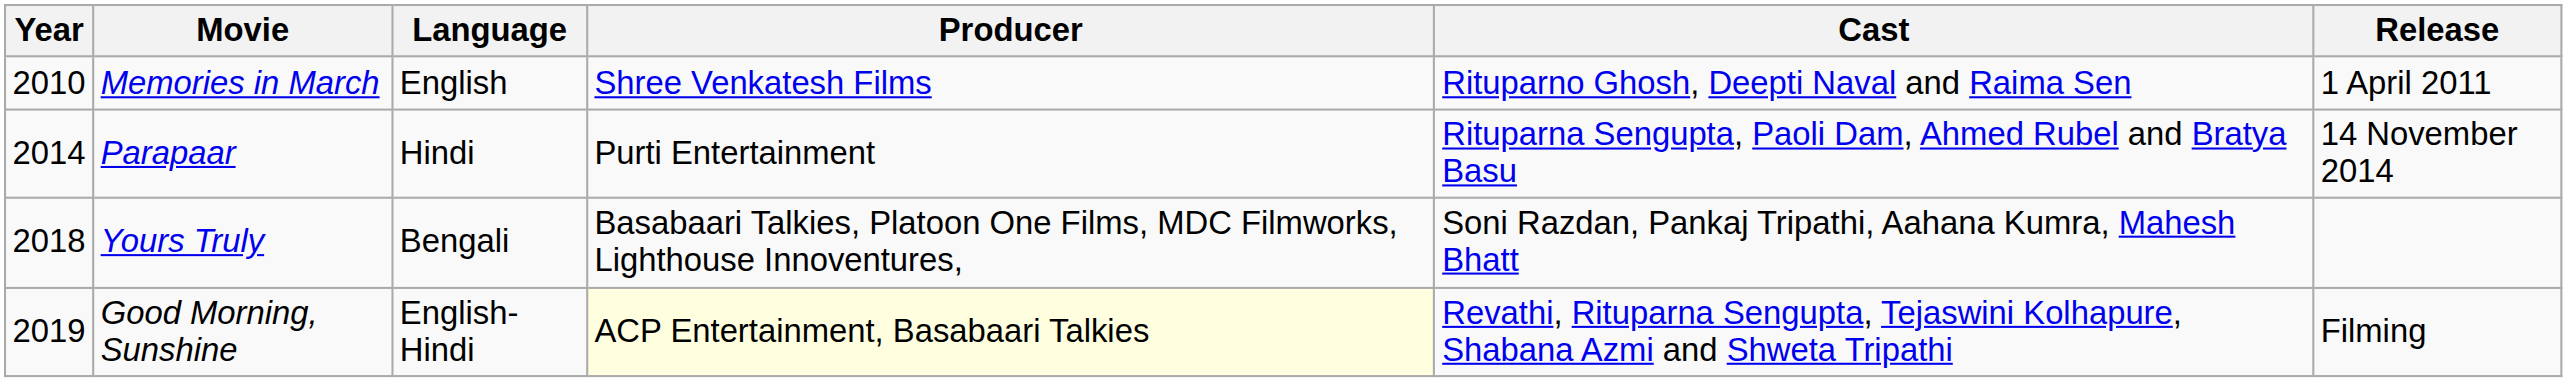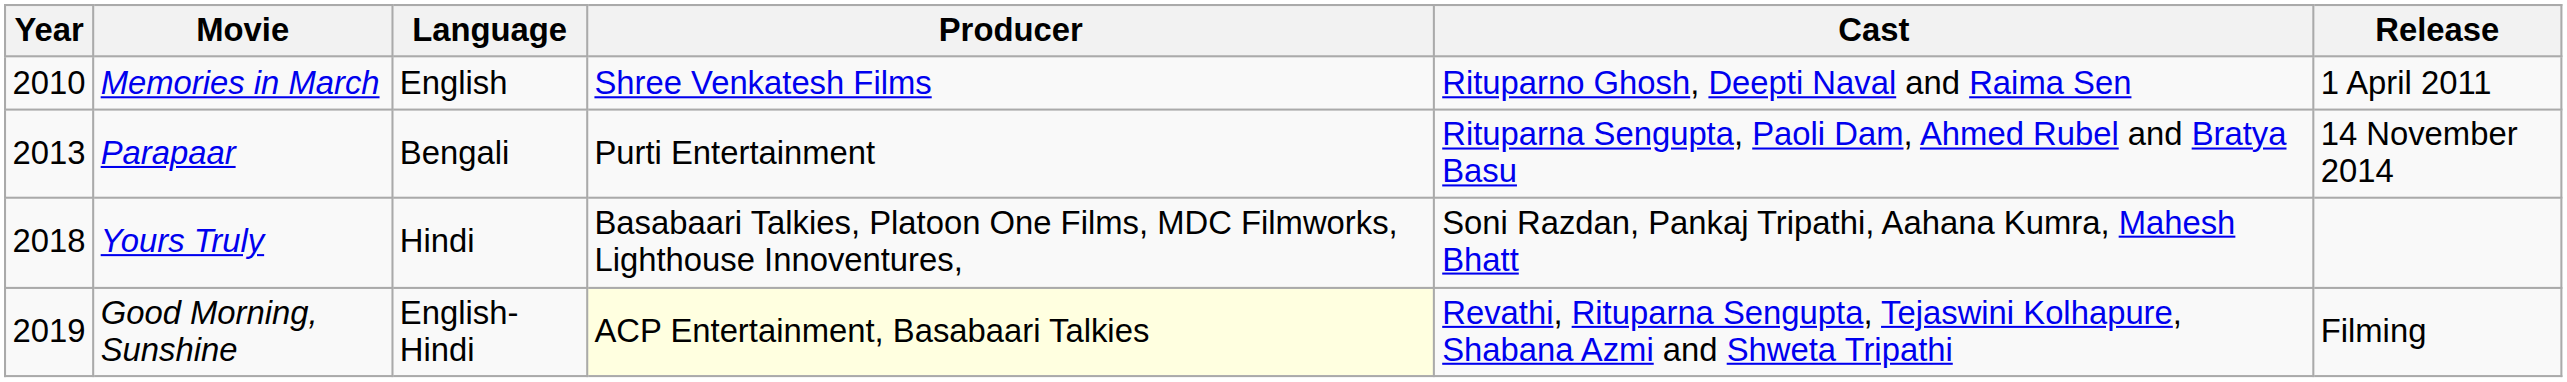(49, 152) 2014 -> (49, 152) 2013
(437, 152) Hindi -> (455, 152) Bengali
(455, 241) Bengali -> (437, 241) Hindi
